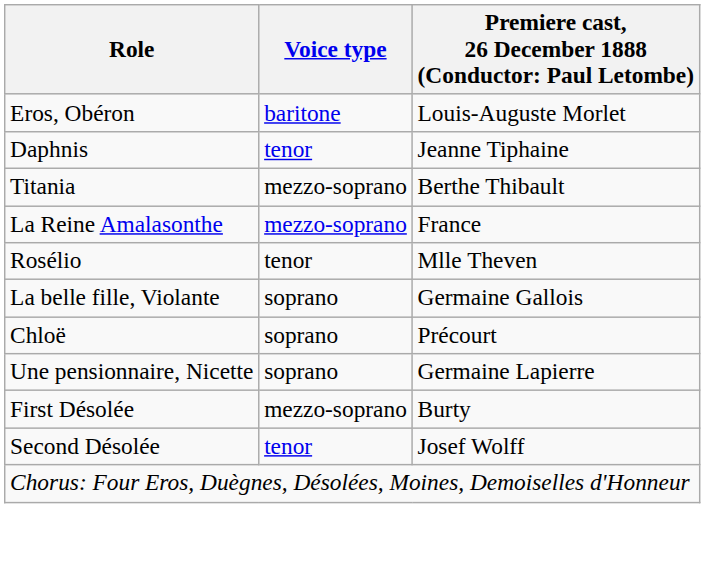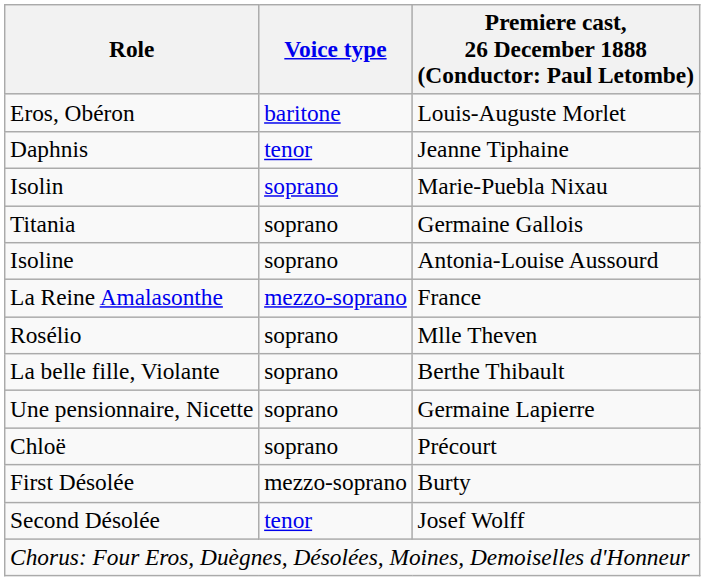+ row: (37, 186)
(335, 186) mezzo-soprano -> (301, 223) soprano
(491, 186) Berthe Thibault -> (500, 223) Germaine Gallois
+ row: (42, 260)
(288, 260) tenor -> (301, 334) soprano
(500, 297) Germaine Gallois -> (491, 371) Berthe Thibault
rows swapped: (132, 371) <-> (38, 334)
